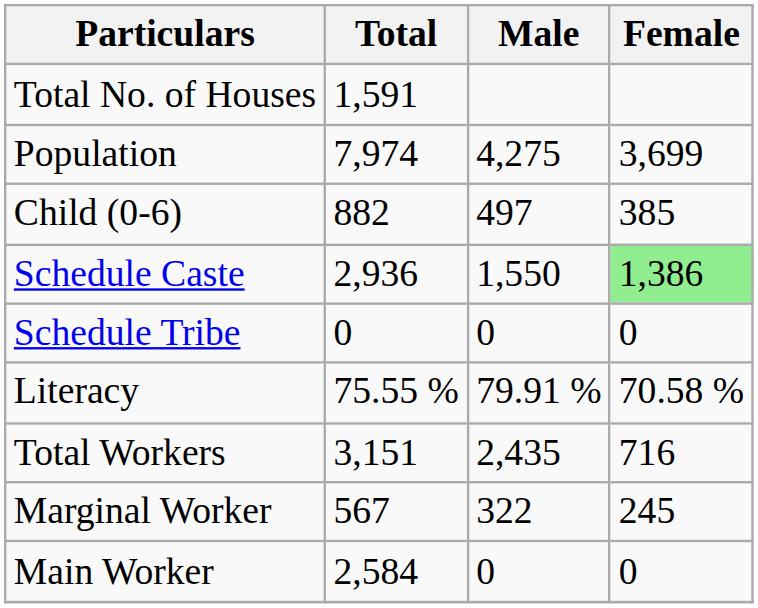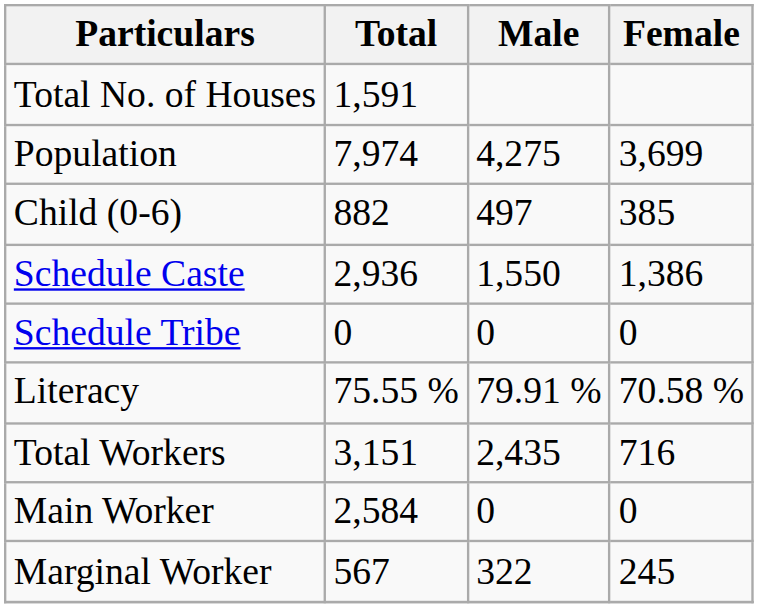(661, 272) lightgreen background -> (661, 272) no background
rows swapped: (114, 570) <-> (143, 511)
